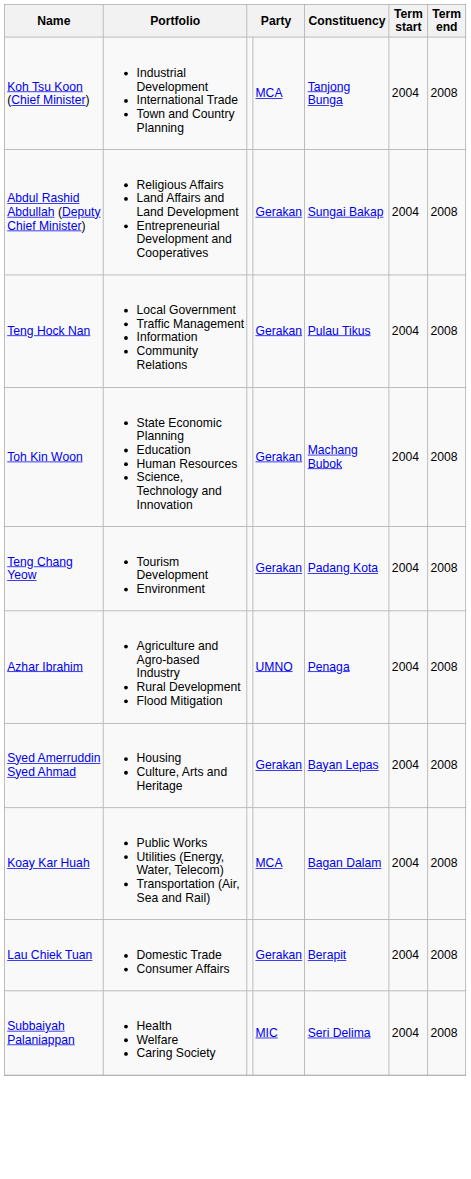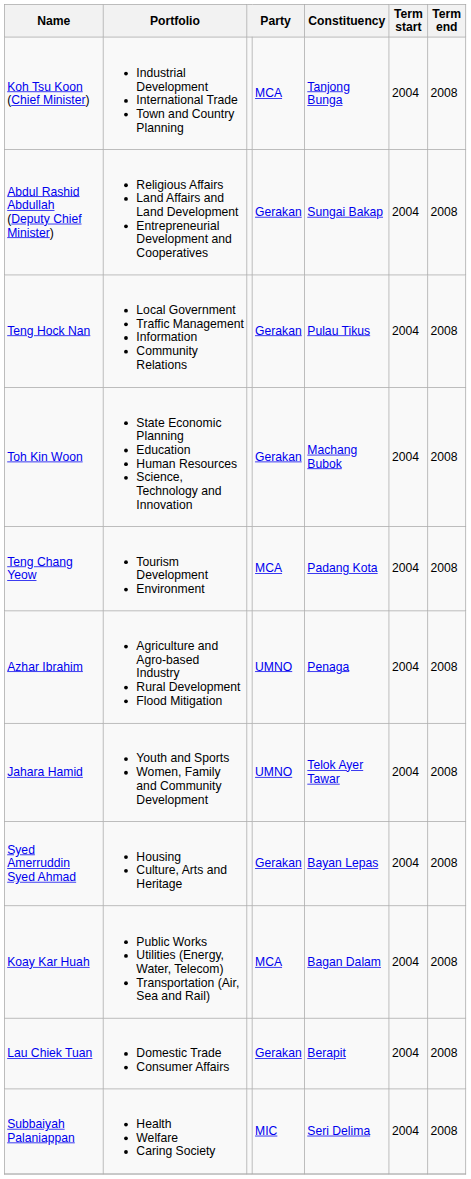(279, 568) Gerakan -> (269, 568) MCA
+ row: (45, 772)
